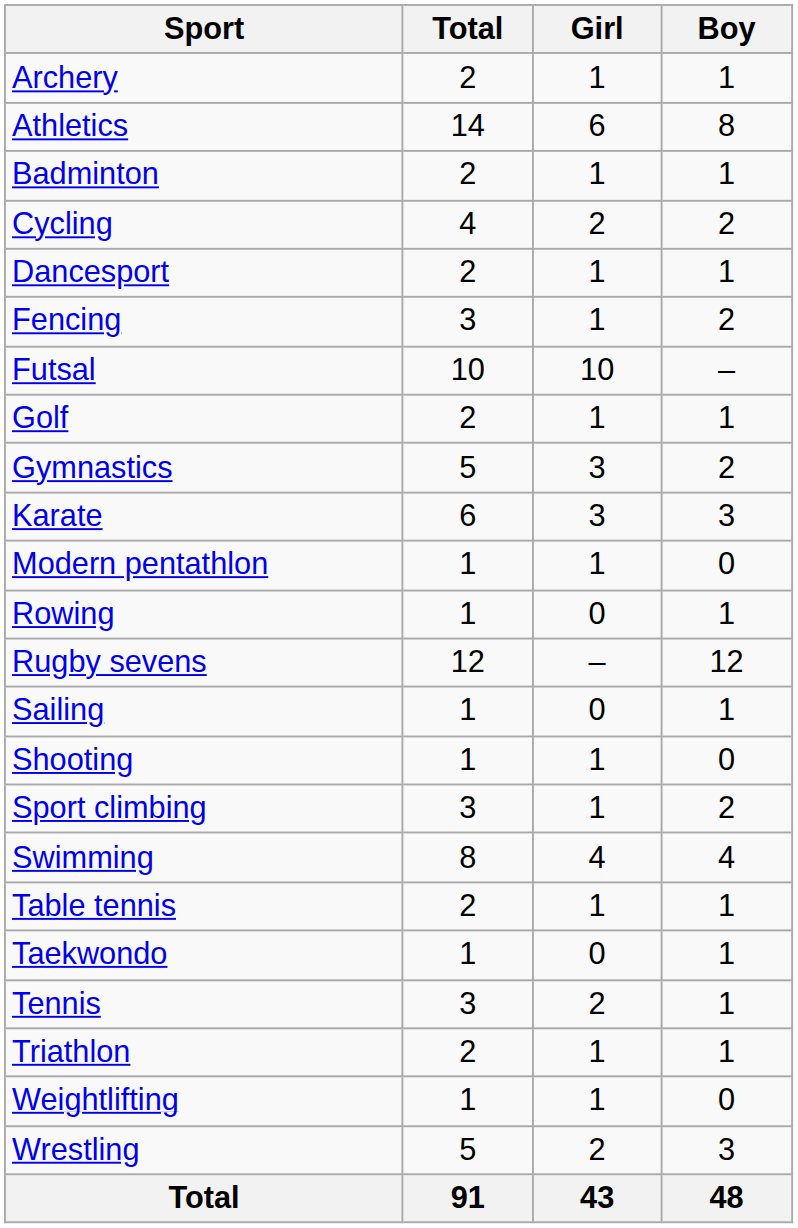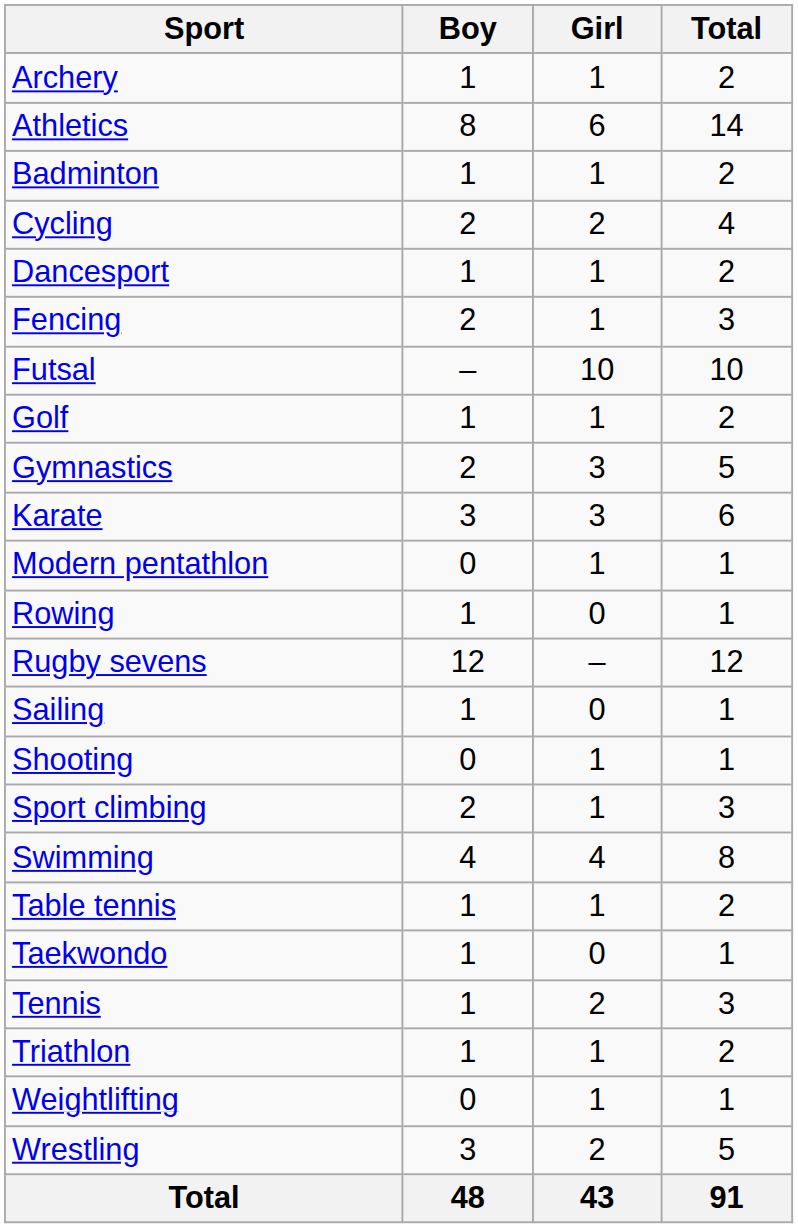columns swapped: (727, 28) <-> (468, 28)
